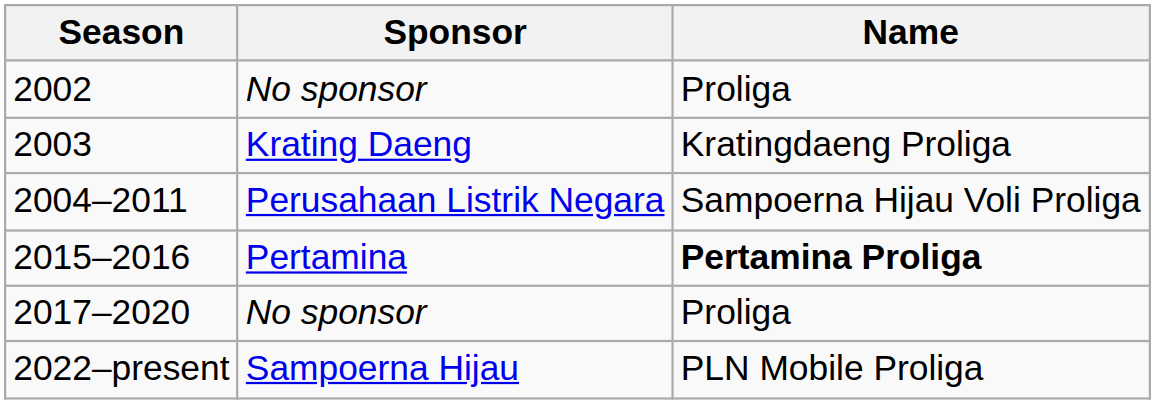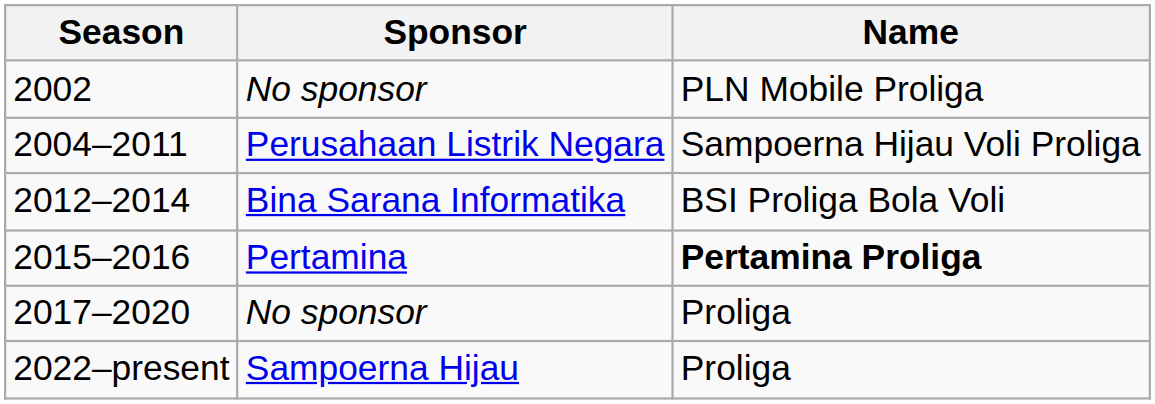(736, 88) Proliga -> (832, 88) PLN Mobile Proliga
- row: (53, 144)
+ row: (102, 200)
(832, 369) PLN Mobile Proliga -> (736, 369) Proliga
